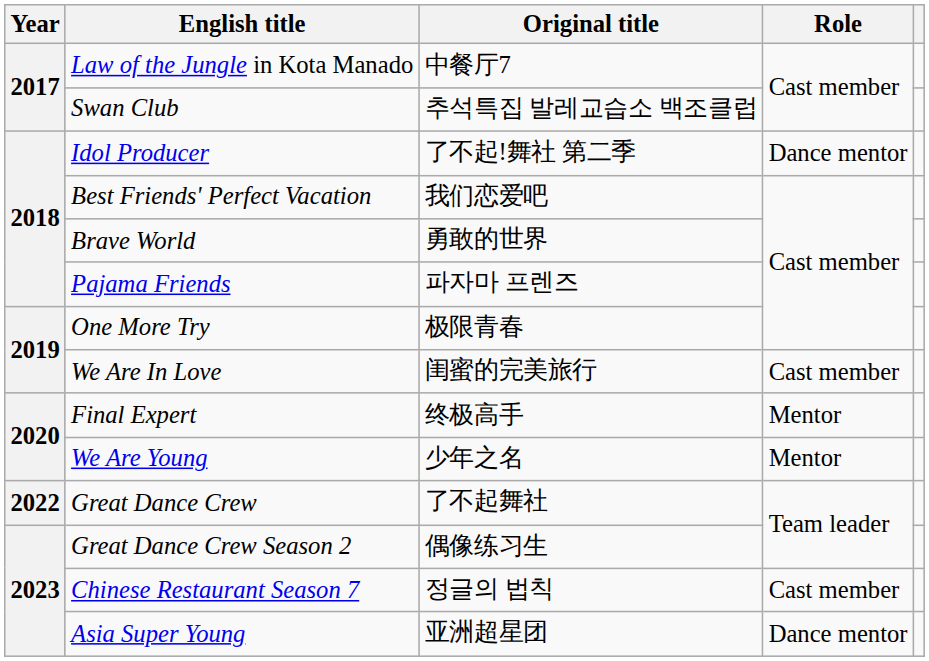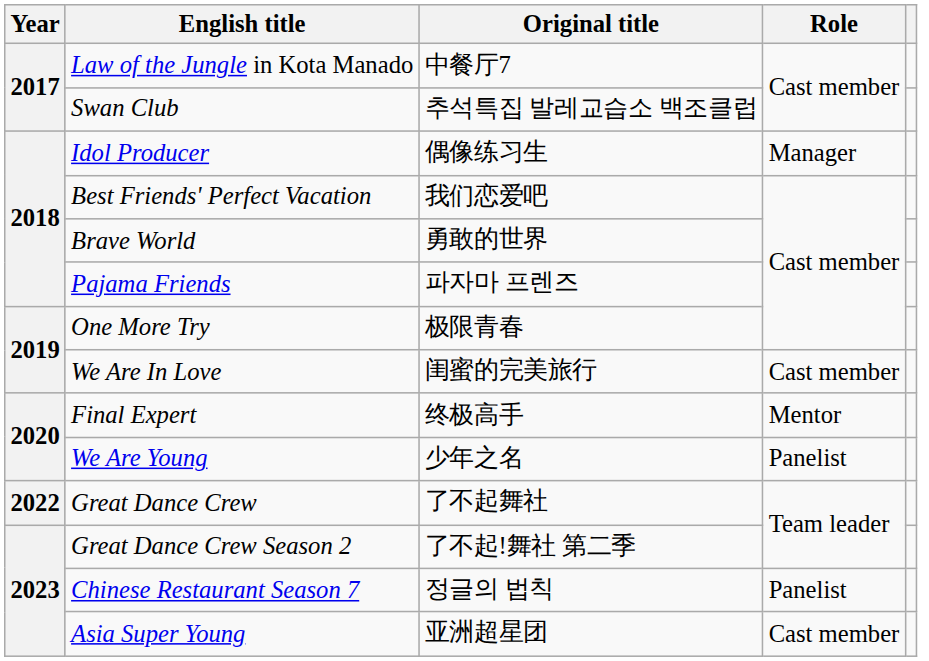(530, 152) 了不起!舞社 第二季 -> (486, 152) 偶像练习生
(838, 152) Dance mentor -> (812, 152) Manager
(805, 458) Mentor -> (808, 458) Panelist
(486, 545) 偶像练习生 -> (530, 545) 了不起!舞社 第二季
(834, 589) Cast member -> (808, 589) Panelist
(838, 633) Dance mentor -> (834, 633) Cast member
